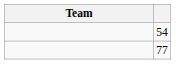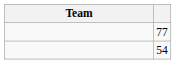rows swapped: (162, 31) <-> (162, 50)
